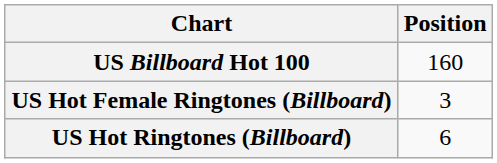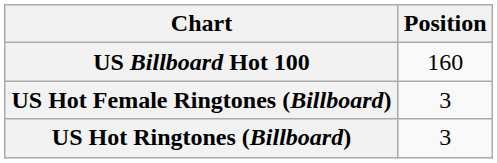(445, 137) 6 -> (445, 137) 3
